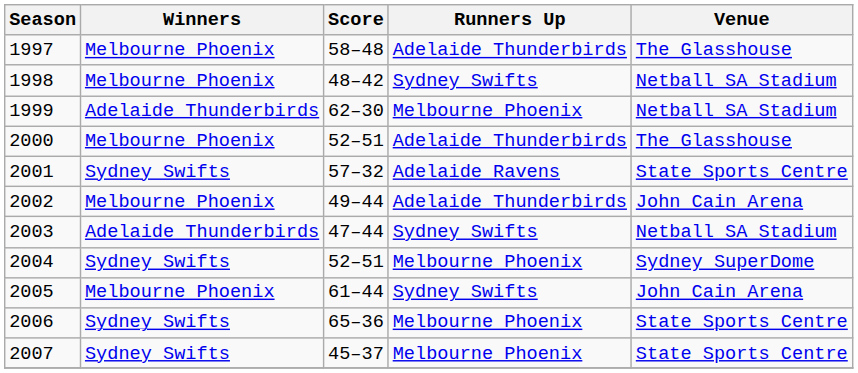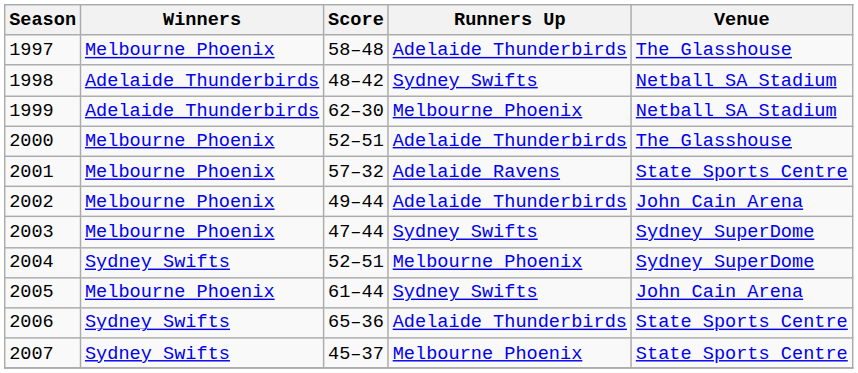(180, 80) Melbourne Phoenix -> (202, 80) Adelaide Thunderbirds
(157, 171) Sydney Swifts -> (180, 171) Melbourne Phoenix
(202, 232) Adelaide Thunderbirds -> (180, 232) Melbourne Phoenix
(736, 232) Netball SA Stadium -> (725, 232) Sydney SuperDome
(488, 323) Melbourne Phoenix -> (510, 323) Adelaide Thunderbirds
